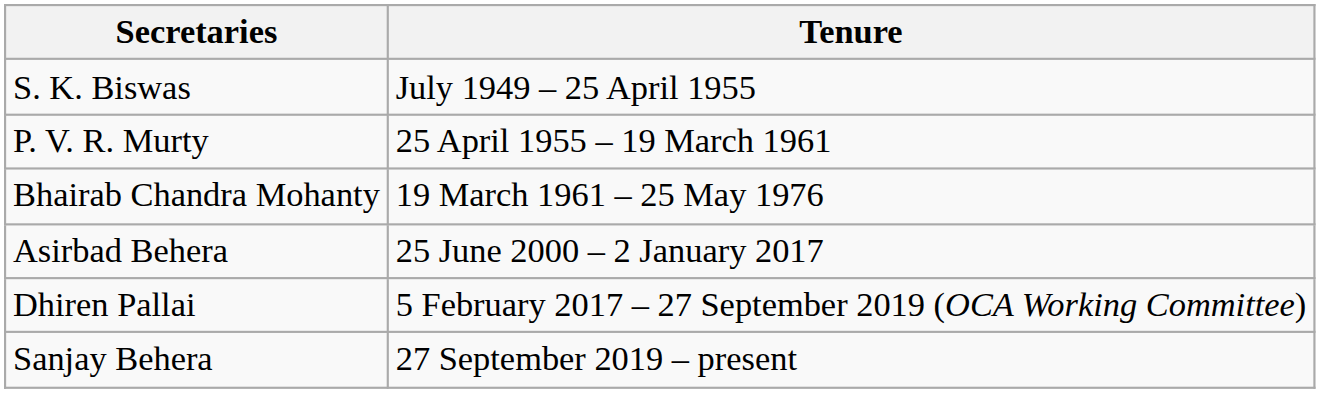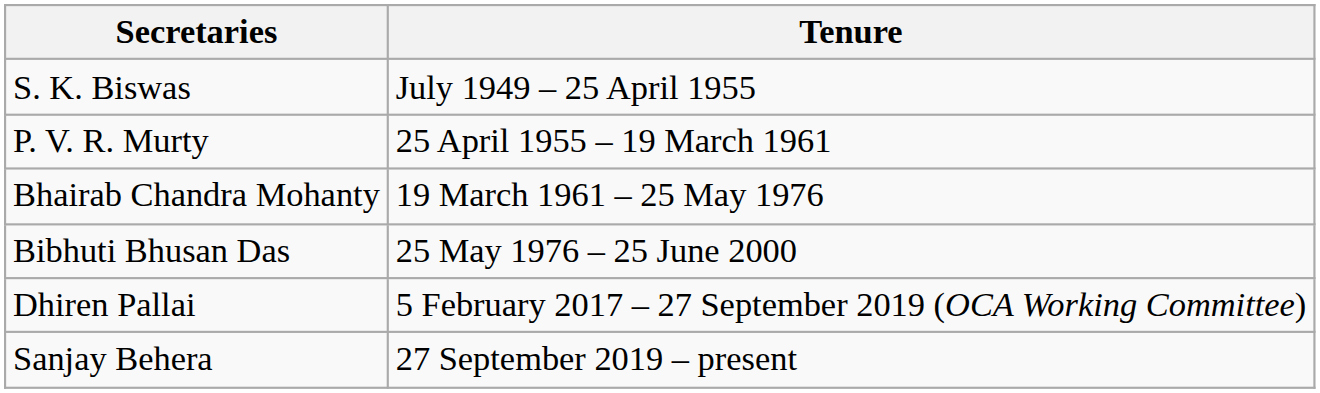+ row: (152, 250)
- row: (120, 250)
